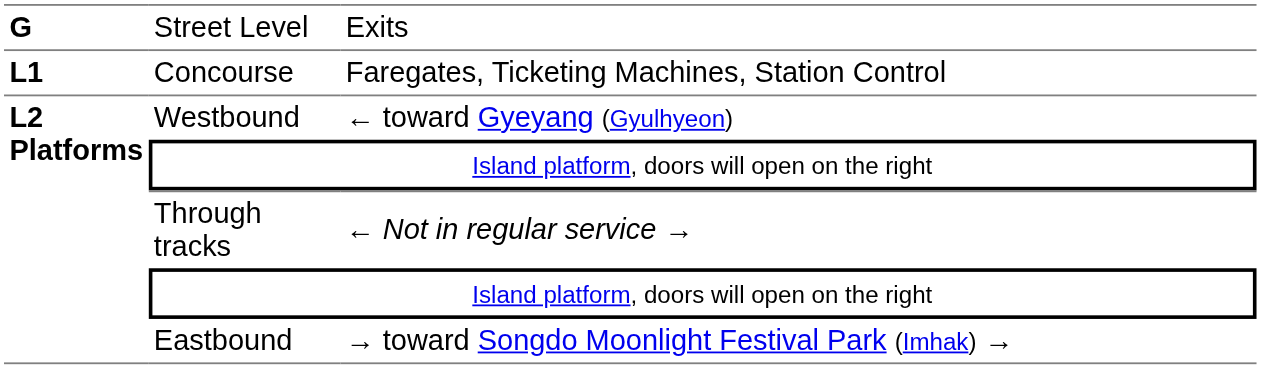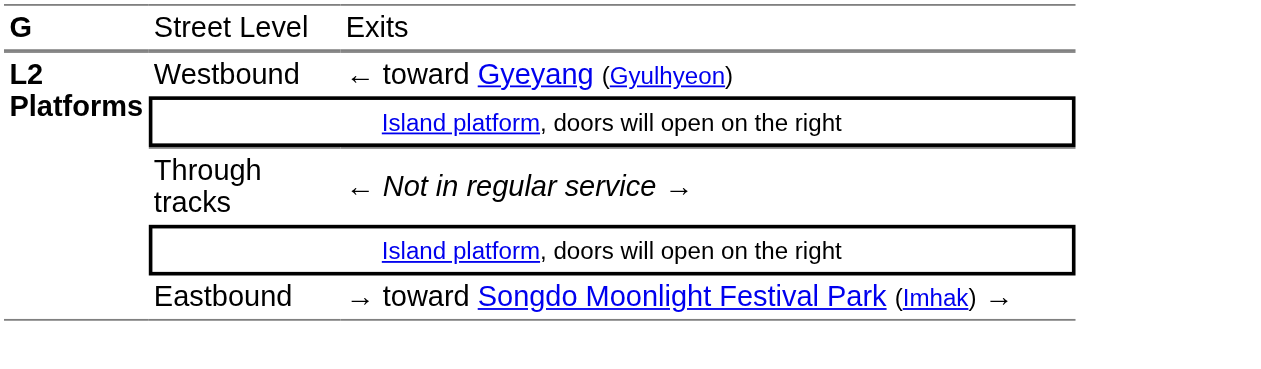- row: (224, 72)
